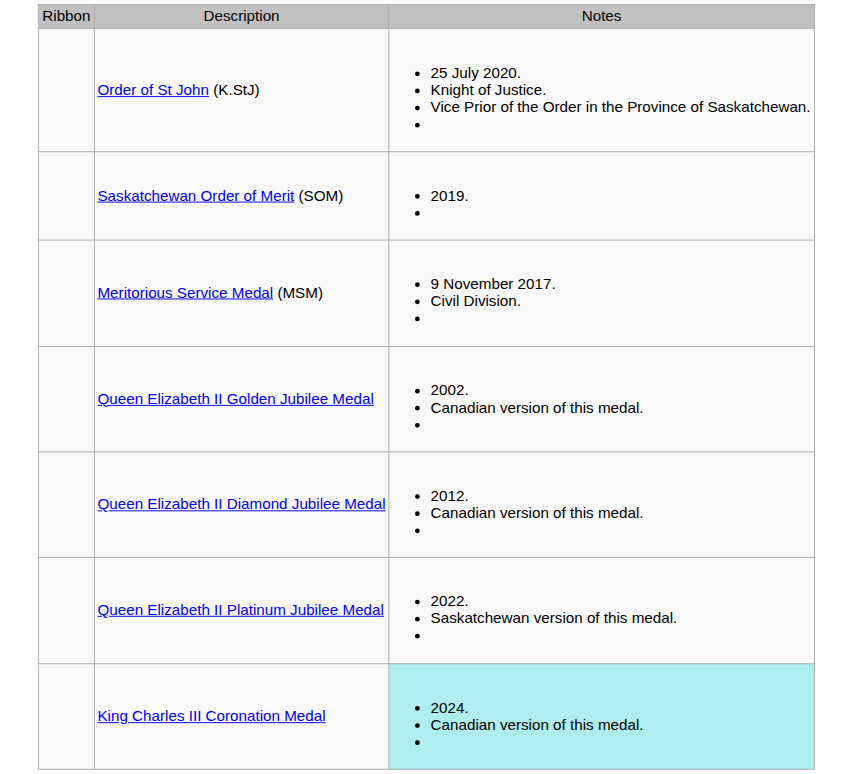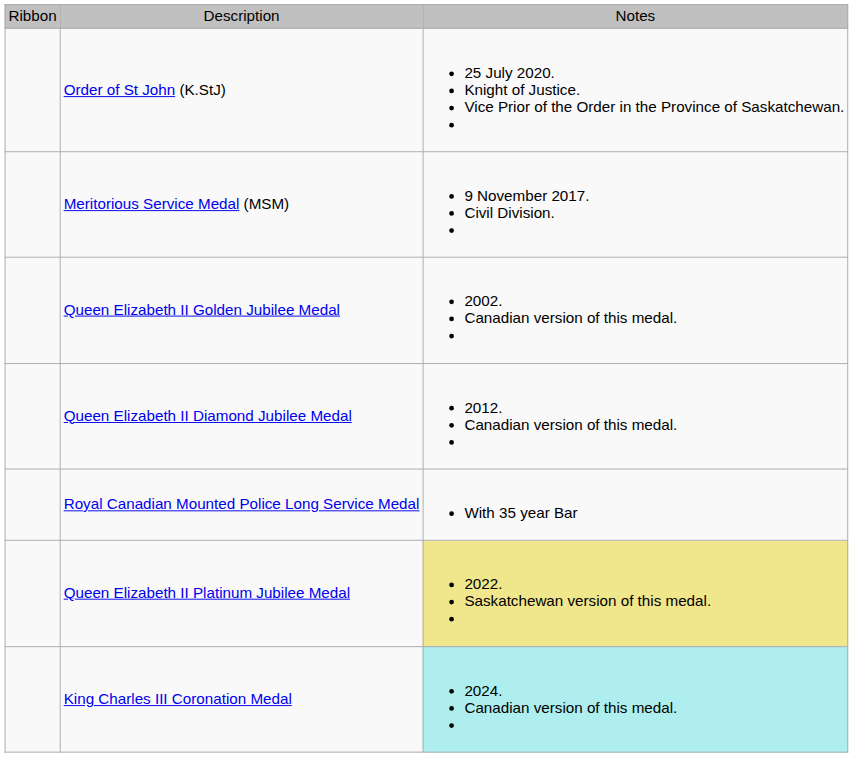- row: (220, 195)
+ row: (242, 504)
(602, 619) no background -> (635, 602) khaki background
